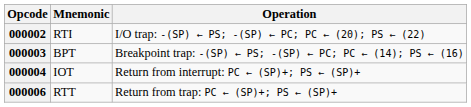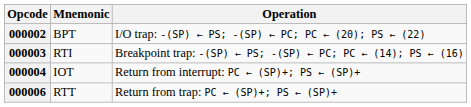(63, 33) RTI -> (65, 33) BPT
(65, 53) BPT -> (63, 53) RTI
